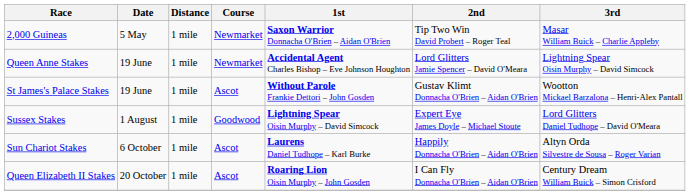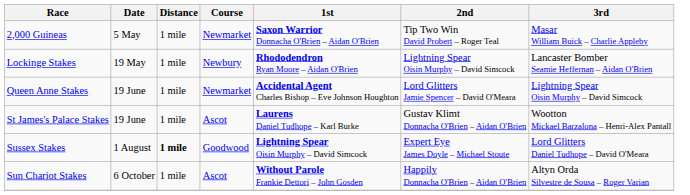+ row: (41, 63)
(321, 91) Without Parole Frankie Dettori – John Gosden -> (307, 119) Laurens Daniel Tudhope – Karl Burke
(184, 119) normal -> (173, 147) bold
(319, 147) Laurens Daniel Tudhope – Karl Burke -> (309, 176) Without Parole Frankie Dettori – John Gosden
- row: (61, 176)
